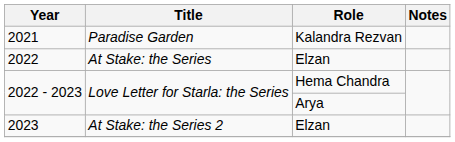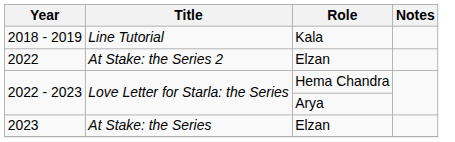+ row: (45, 37)
- row: (23, 37)
(150, 59) At Stake: the Series -> (156, 59) At Stake: the Series 2
(156, 125) At Stake: the Series 2 -> (150, 125) At Stake: the Series
